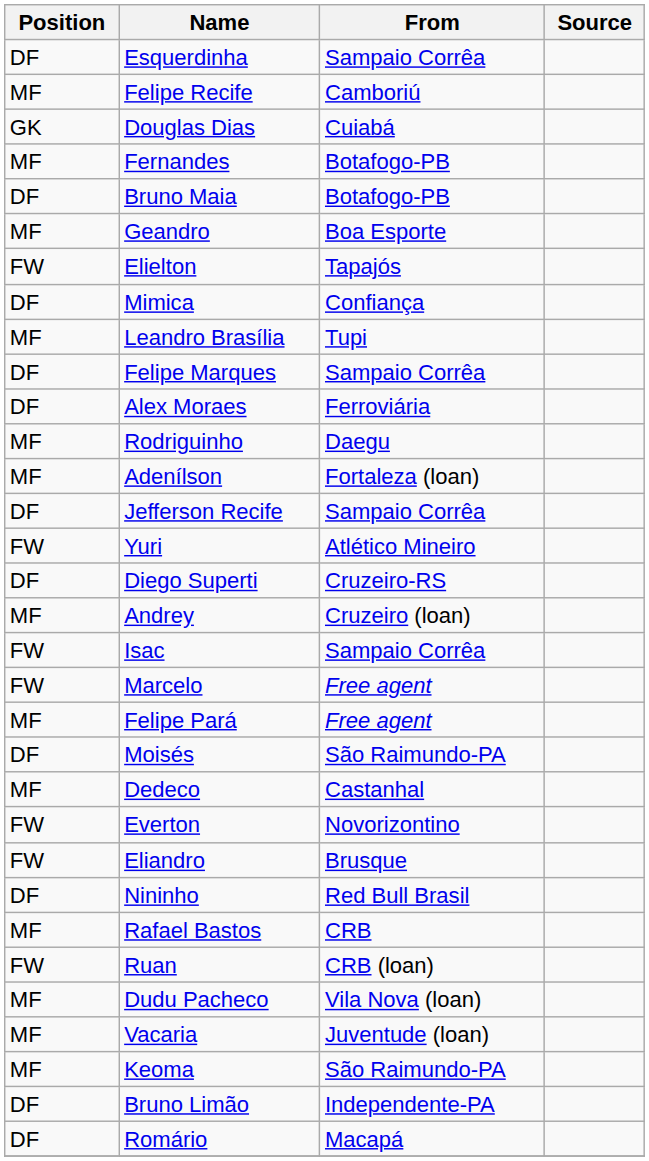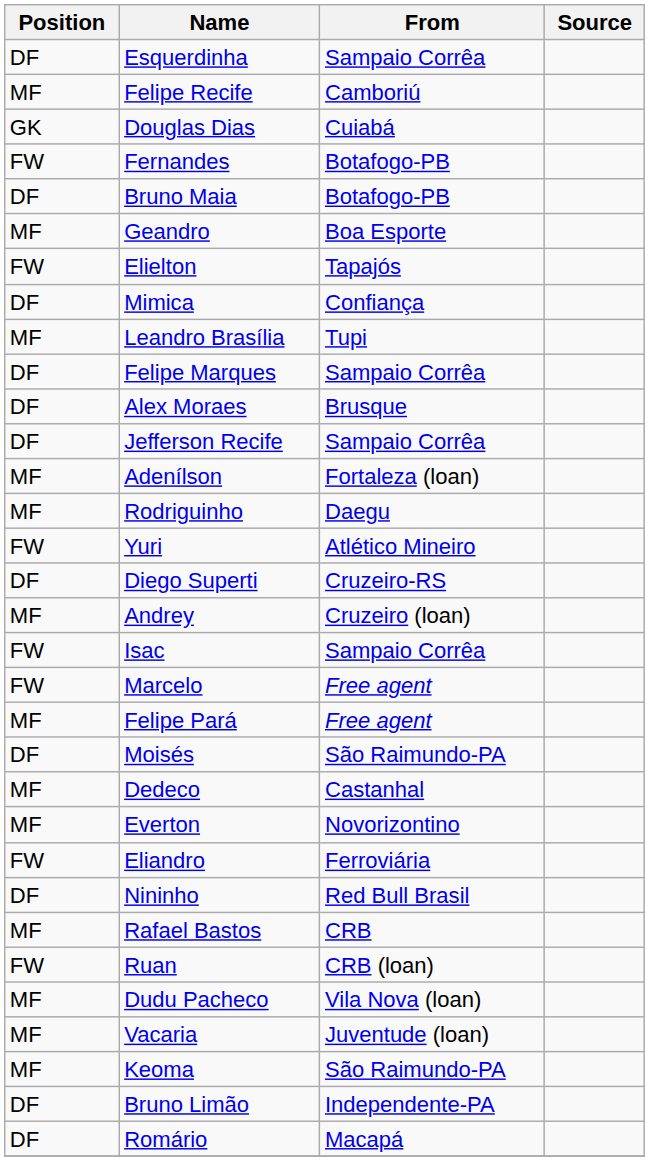(26, 162) MF -> (27, 162) FW
(378, 406) Ferroviária -> (366, 406) Brusque
rows swapped: (204, 511) <-> (184, 441)
(27, 825) FW -> (26, 825) MF
(366, 860) Brusque -> (378, 860) Ferroviária
